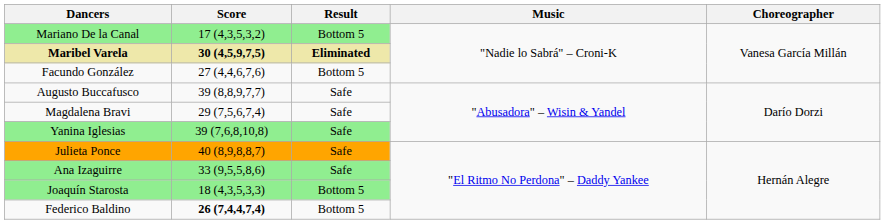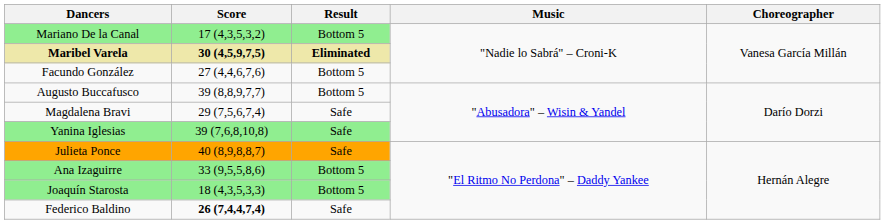(341, 92) Safe -> (341, 92) Bottom 5
(341, 170) Safe -> (341, 170) Bottom 5
(341, 209) Bottom 5 -> (341, 209) Safe
